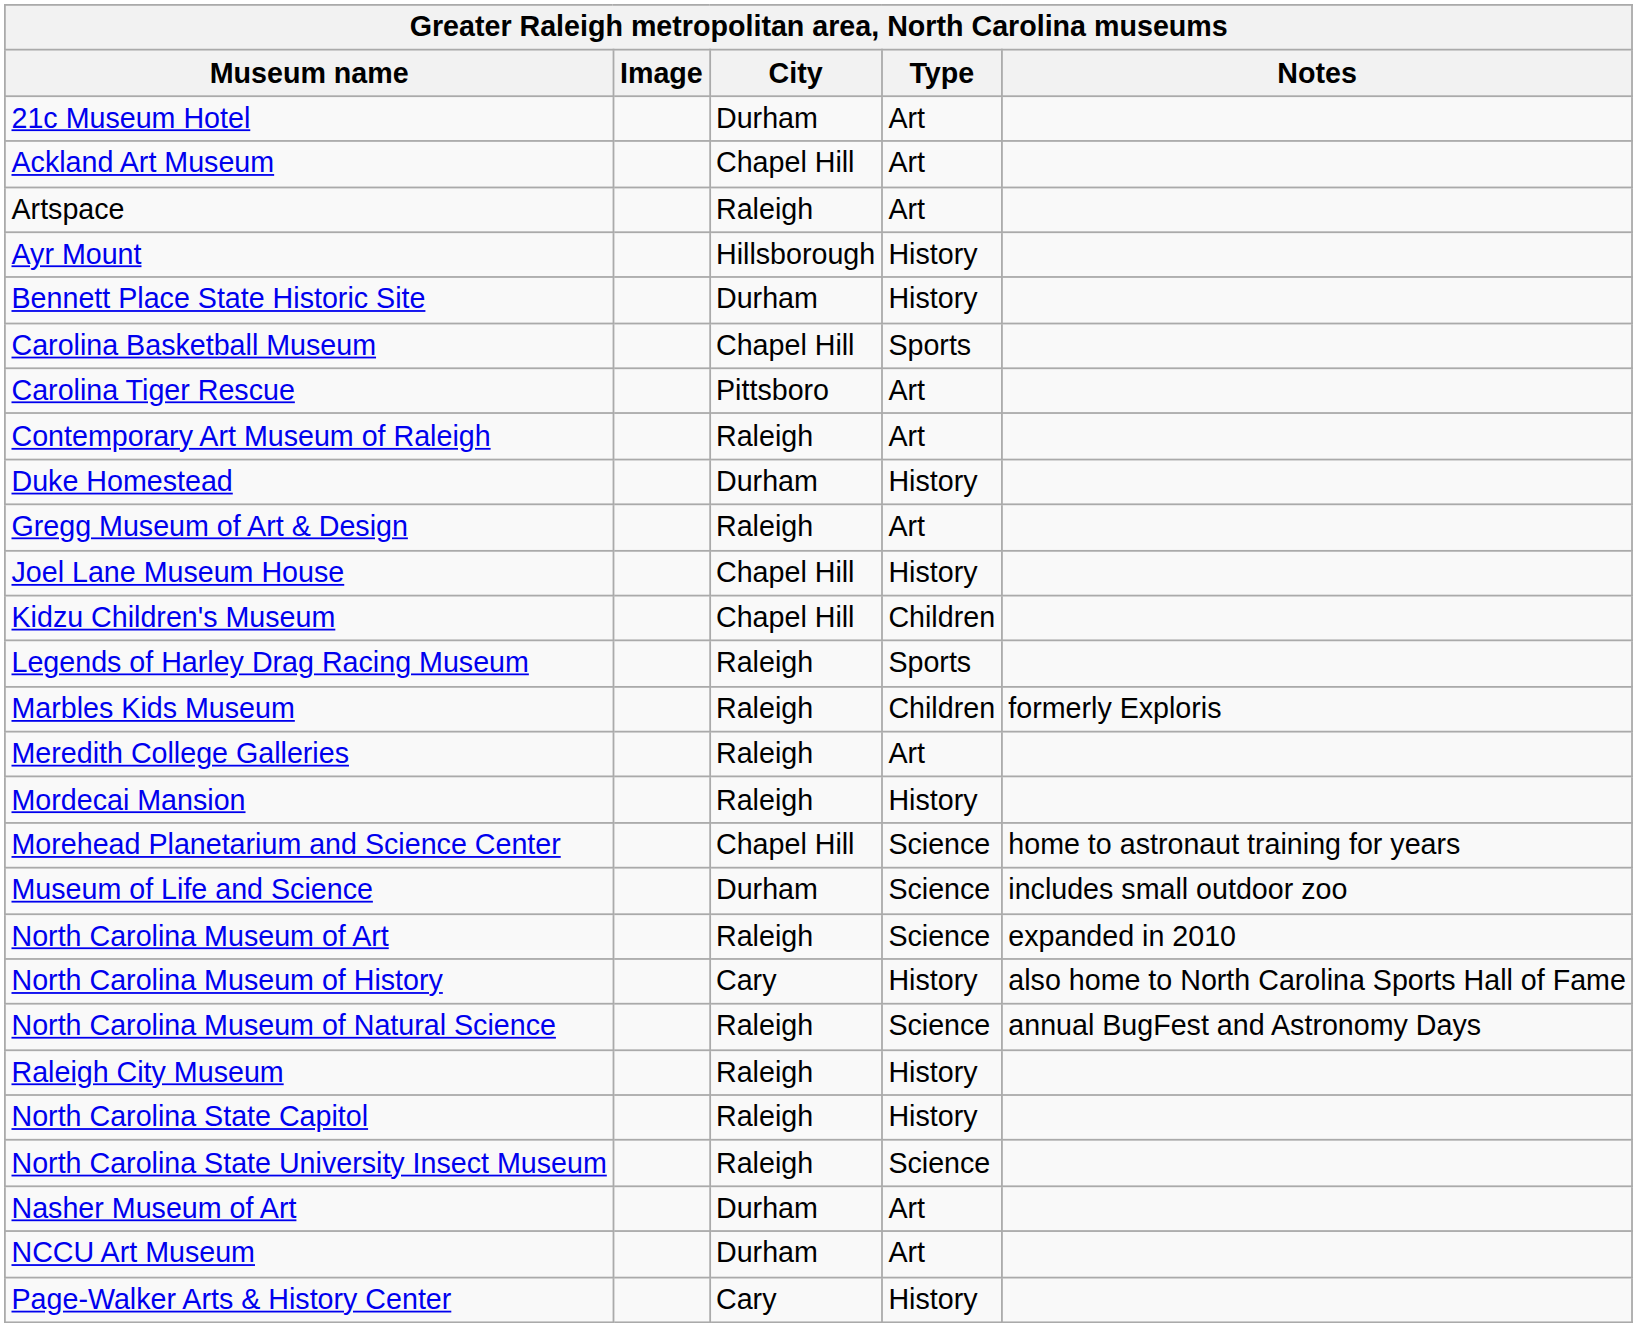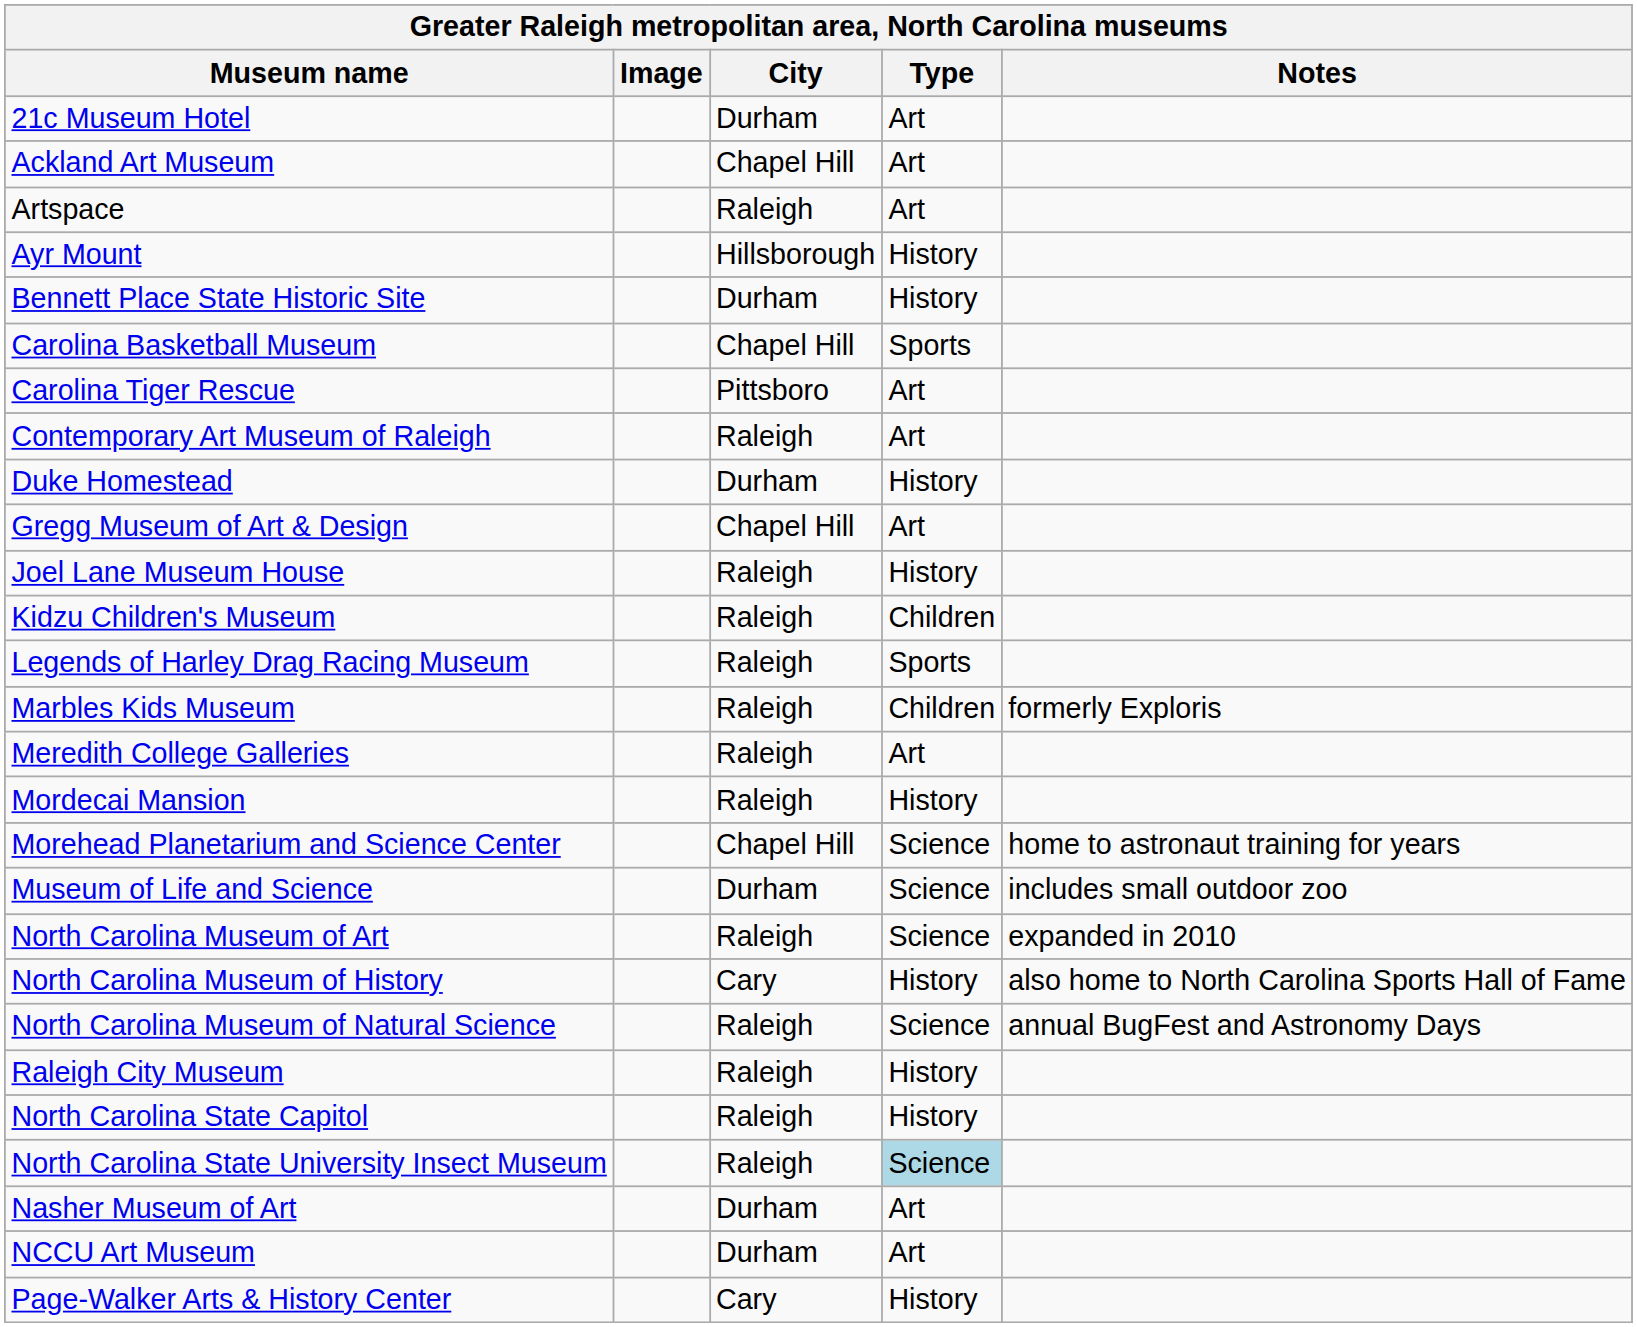(765, 526) Raleigh -> (785, 526) Chapel Hill
(785, 572) Chapel Hill -> (765, 572) Raleigh
(785, 617) Chapel Hill -> (765, 617) Raleigh
(939, 1162) no background -> (939, 1162) lightblue background
